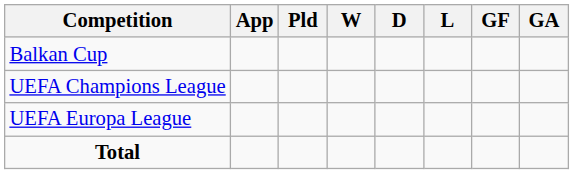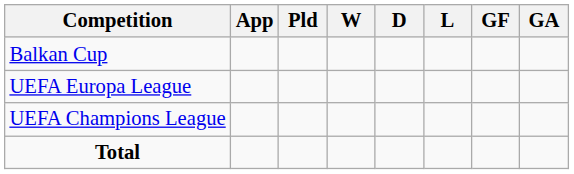rows swapped: (118, 86) <-> (100, 119)
